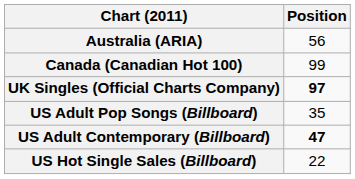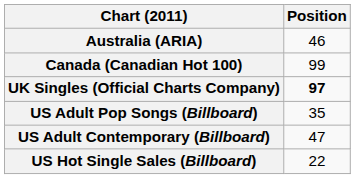(317, 40) 56 -> (317, 40) 46
(317, 137) bold -> (317, 137) normal
